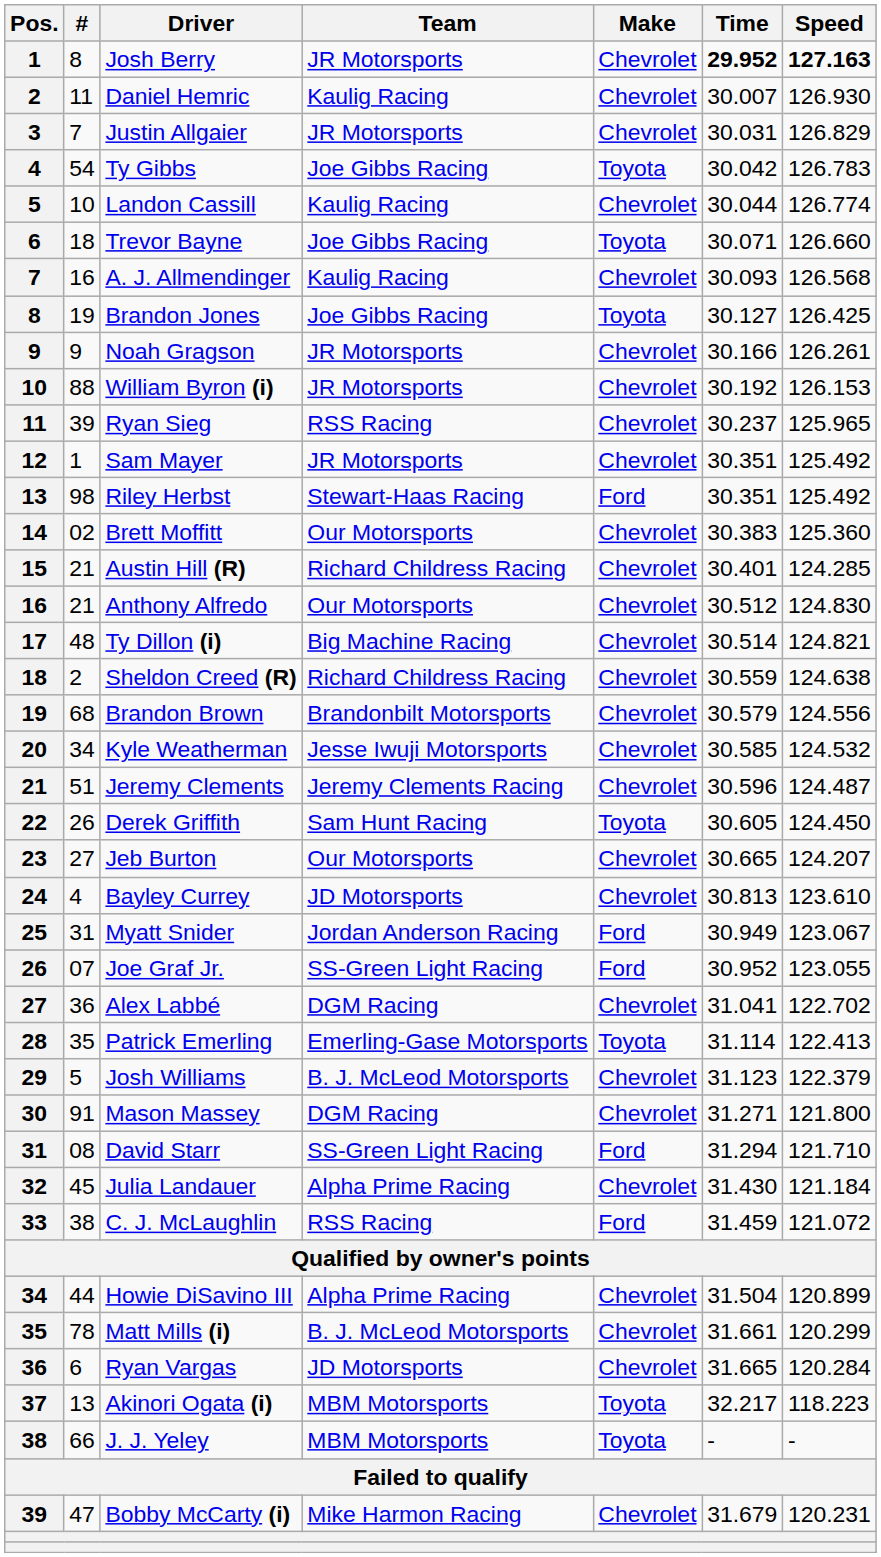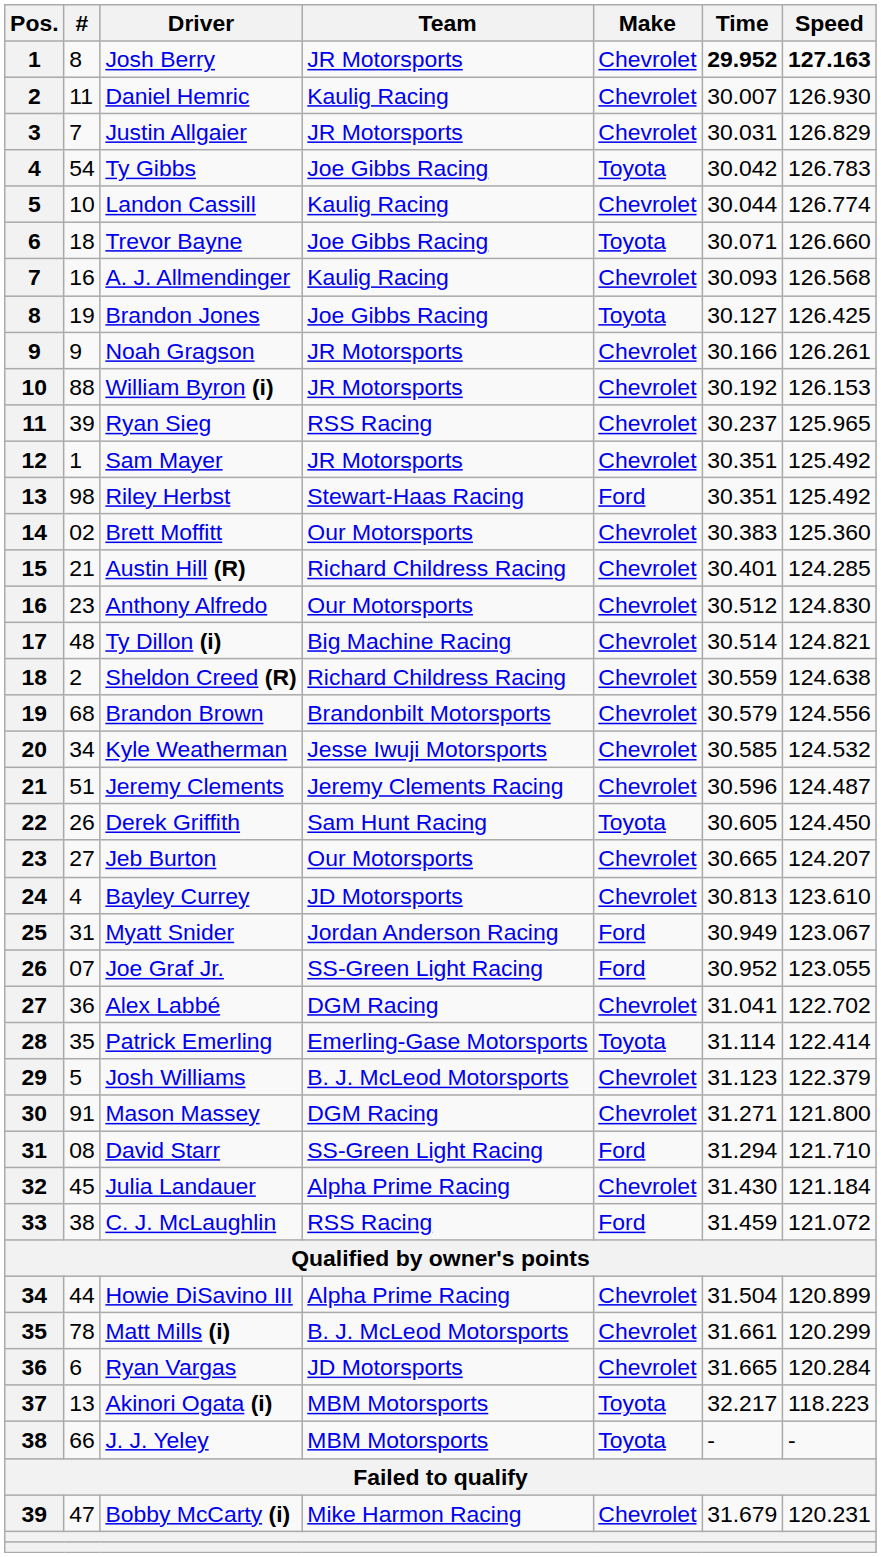(82, 604) 21 -> (82, 604) 23
(829, 1040) 122.413 -> (829, 1040) 122.414
